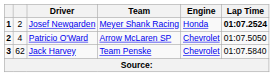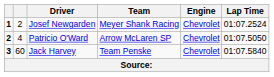(196, 24) Honda -> (201, 24) Chevrolet
(245, 24) bold -> (245, 24) normal
(20, 51) 62 -> (20, 51) 60
